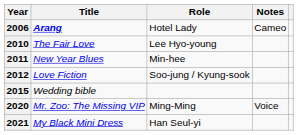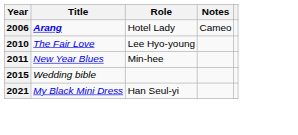- row: (18, 75)
- row: (18, 106)
